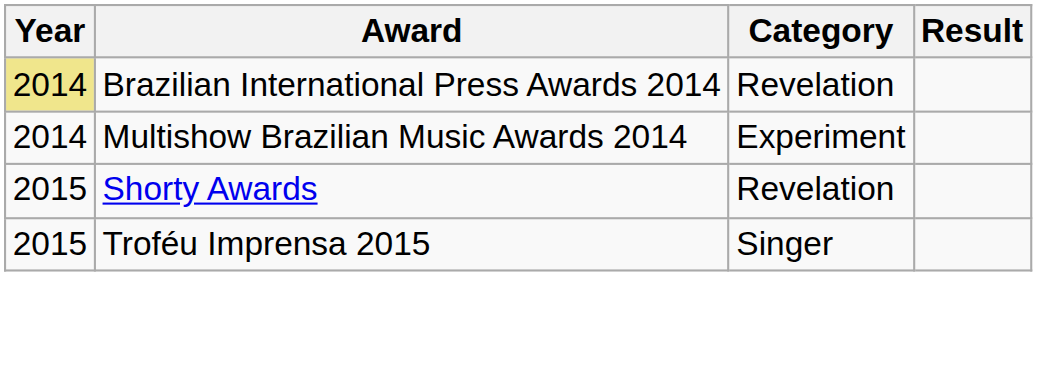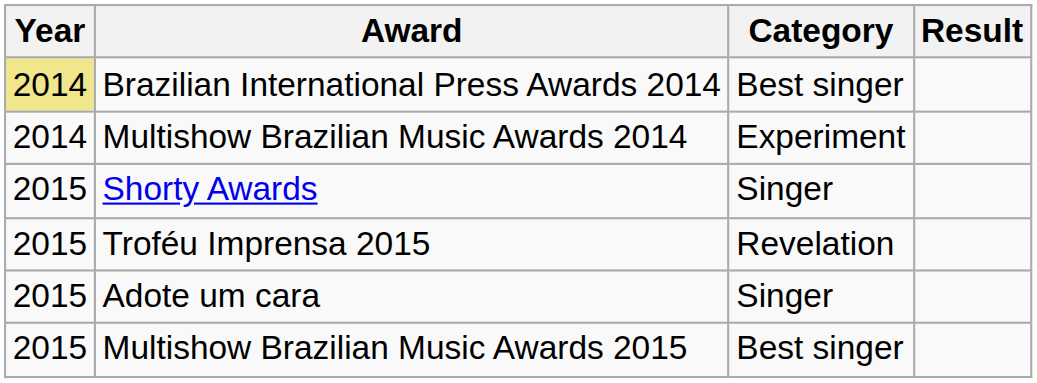(815, 84) Revelation -> (820, 84) Best singer
(815, 190) Revelation -> (785, 190) Singer
(785, 243) Singer -> (815, 243) Revelation
+ row: (211, 296)
+ row: (395, 349)
